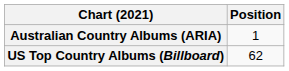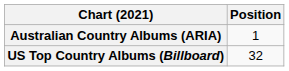(256, 55) 62 -> (256, 55) 32
